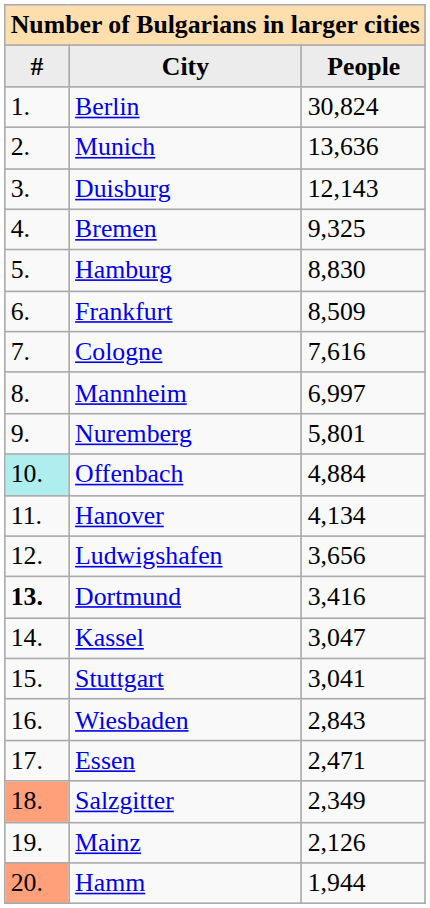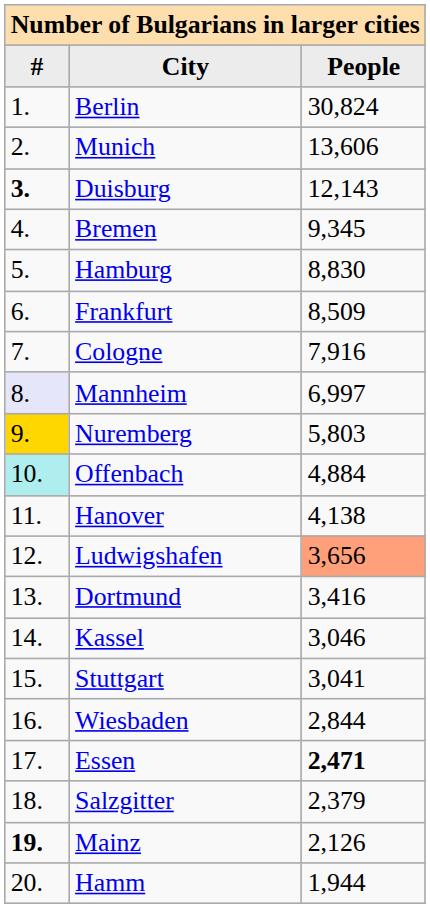(343, 147) 13,636 -> (343, 147) 13,606
(20, 188) normal -> (20, 188) bold
(337, 229) 9,325 -> (337, 229) 9,345
(337, 351) 7,616 -> (337, 351) 7,916
(20, 392) no background -> (20, 392) lavender background
(20, 433) no background -> (20, 433) gold background
(337, 433) 5,801 -> (337, 433) 5,803
(337, 515) 4,134 -> (337, 515) 4,138
(337, 556) no background -> (337, 556) lightsalmon background
(27, 596) bold -> (27, 596) normal
(337, 637) 3,047 -> (337, 637) 3,046
(337, 719) 2,843 -> (337, 719) 2,844
(337, 760) normal -> (337, 760) bold
(27, 801) lightsalmon background -> (27, 801) no background
(337, 801) 2,349 -> (337, 801) 2,379
(27, 842) normal -> (27, 842) bold
(27, 882) lightsalmon background -> (27, 882) no background
